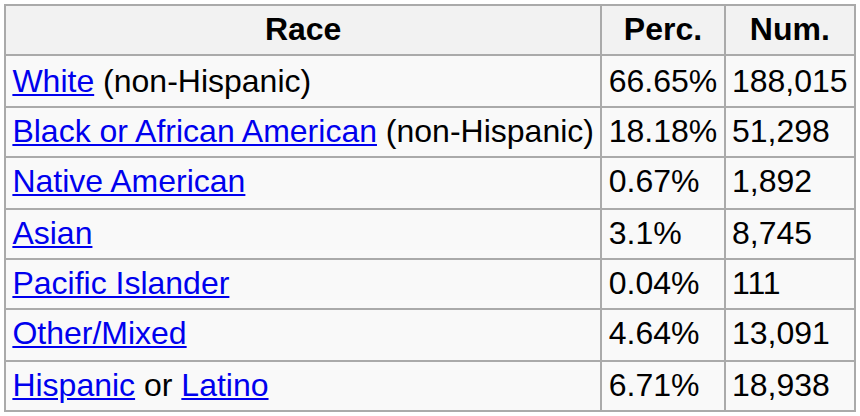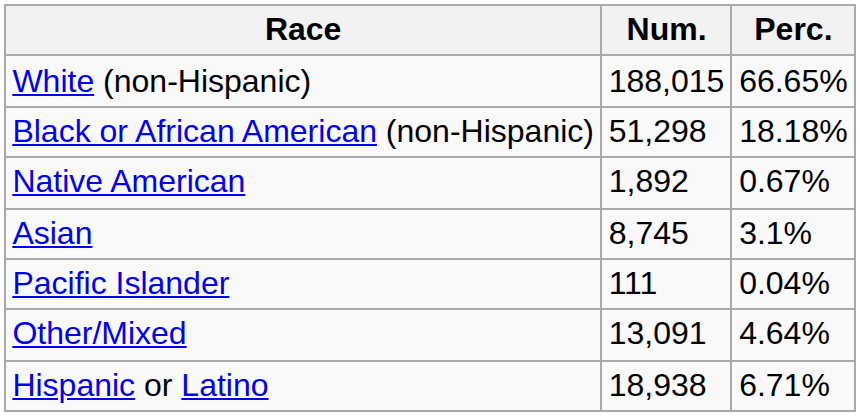columns swapped: (790, 29) <-> (663, 29)
